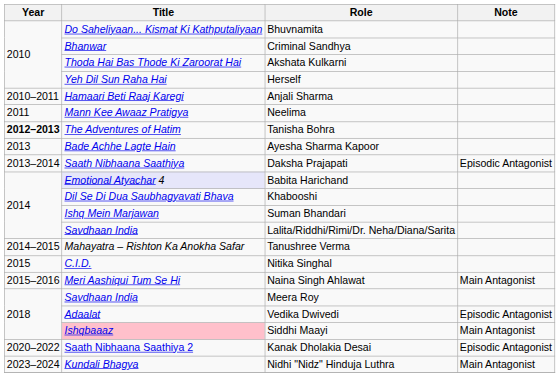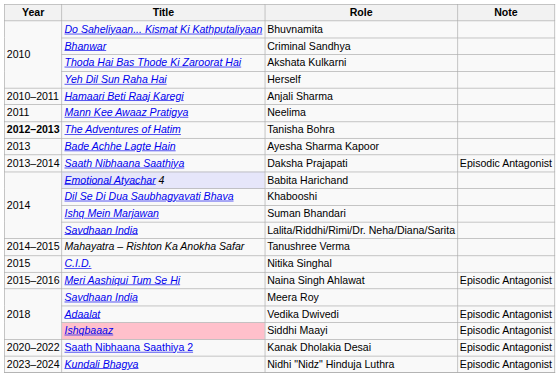(497, 280) Main Antagonist -> (506, 280) Episodic Antagonist
(497, 331) Main Antagonist -> (506, 331) Episodic Antagonist
(497, 364) Main Antagonist -> (506, 364) Episodic Antagonist
